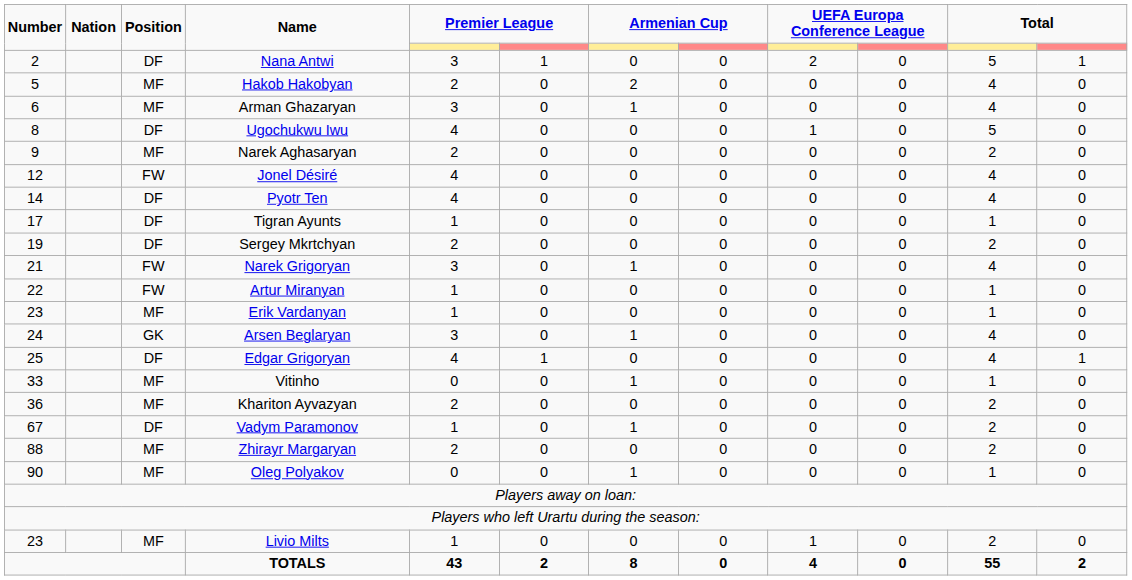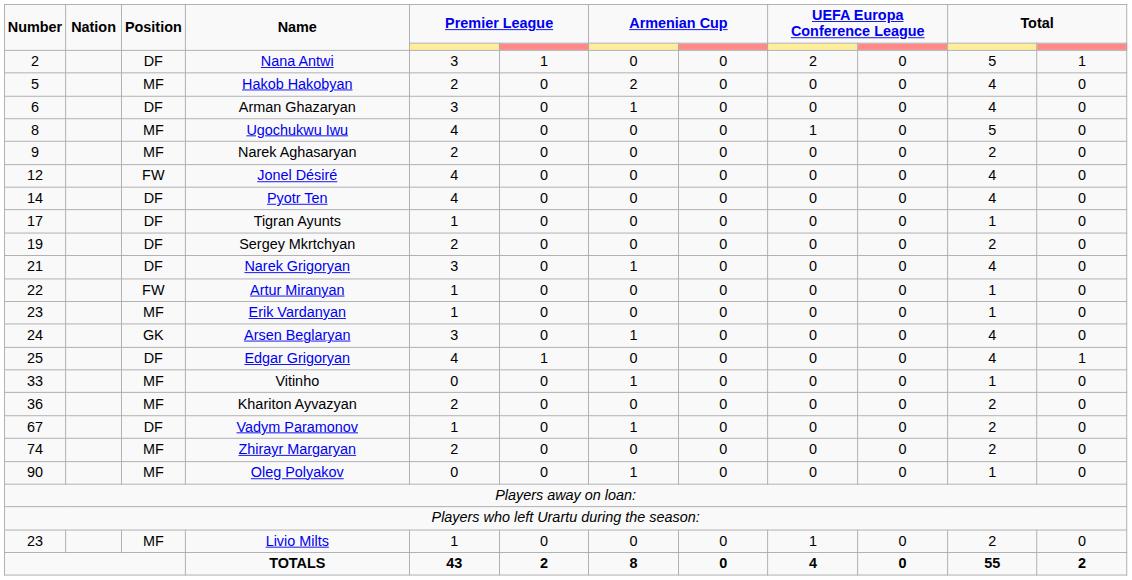(153, 107) MF -> (153, 107) DF
(153, 130) DF -> (153, 130) MF
(153, 267) FW -> (153, 267) DF
(35, 449) 88 -> (35, 449) 74
